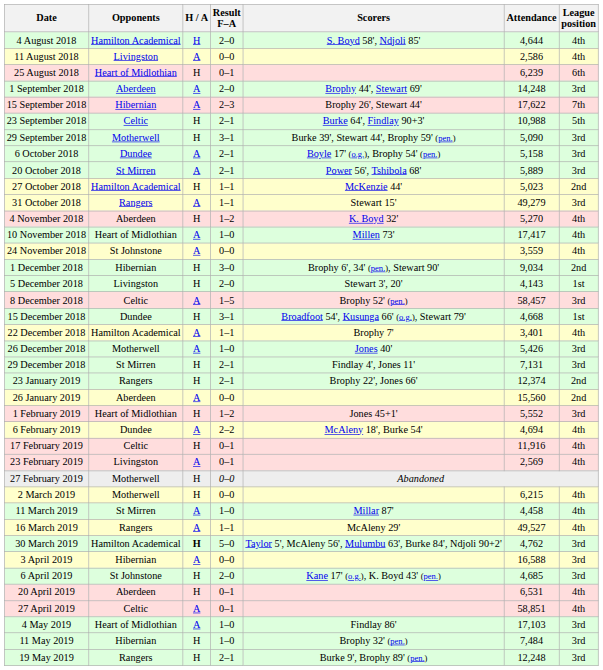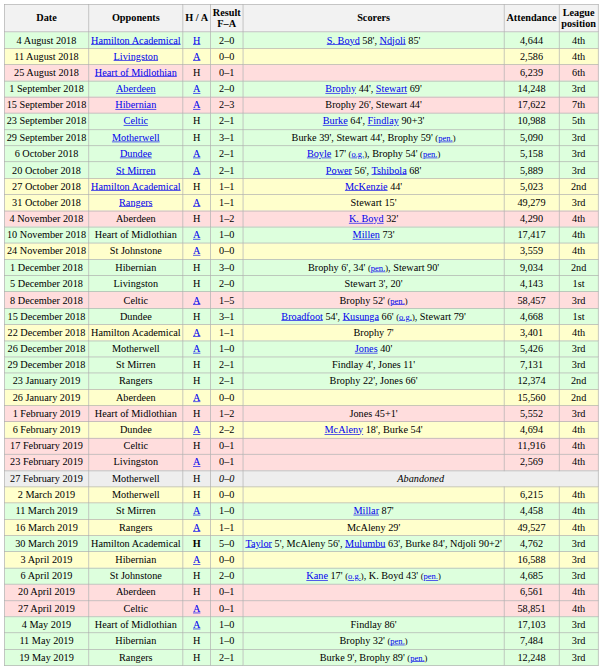(531, 219) 5,270 -> (531, 219) 4,290
(531, 592) 6,531 -> (531, 592) 6,561
